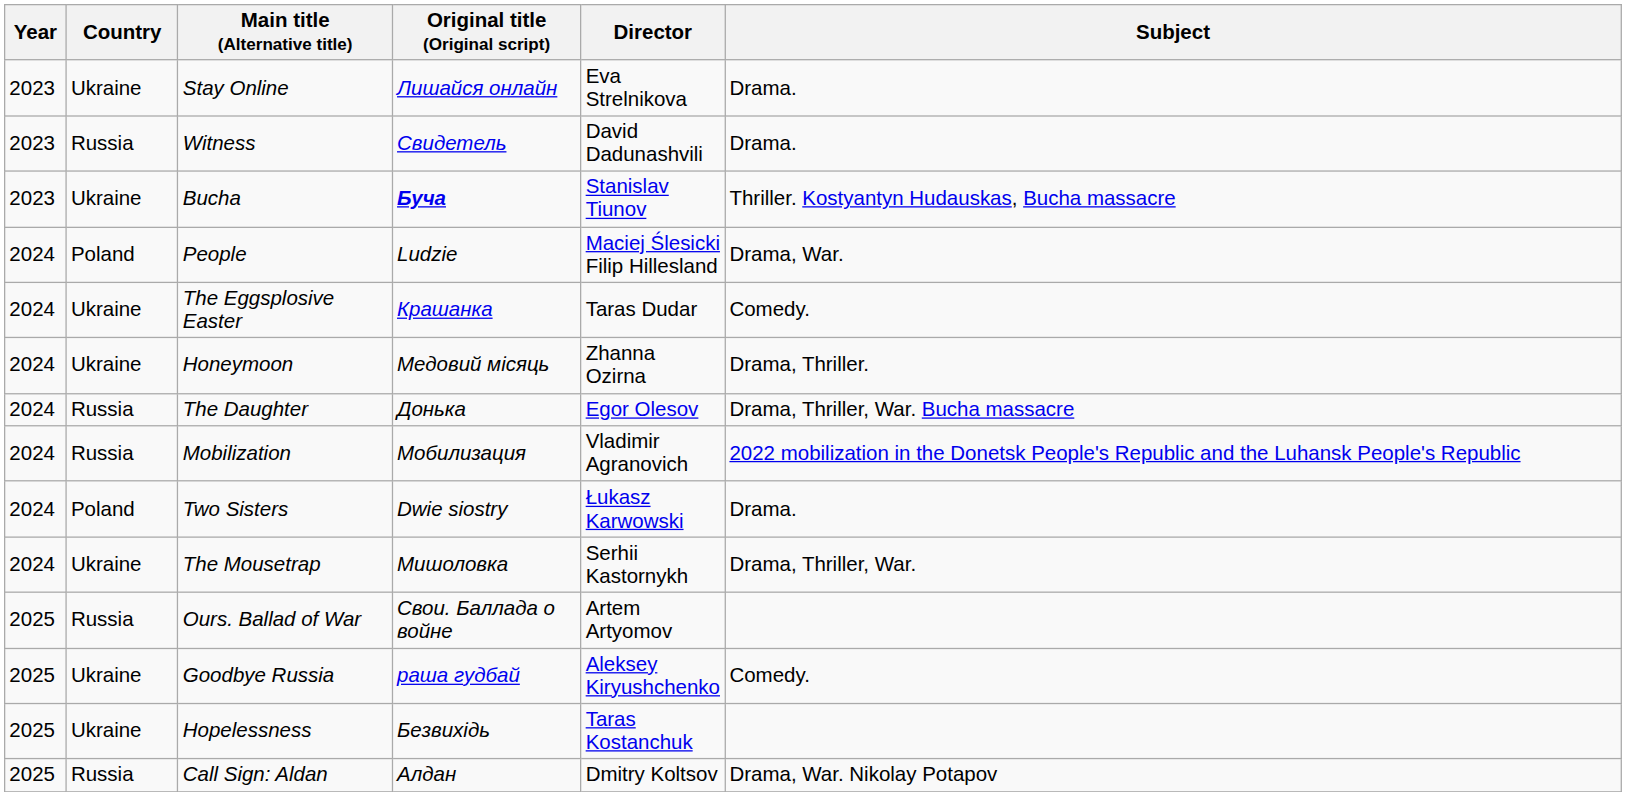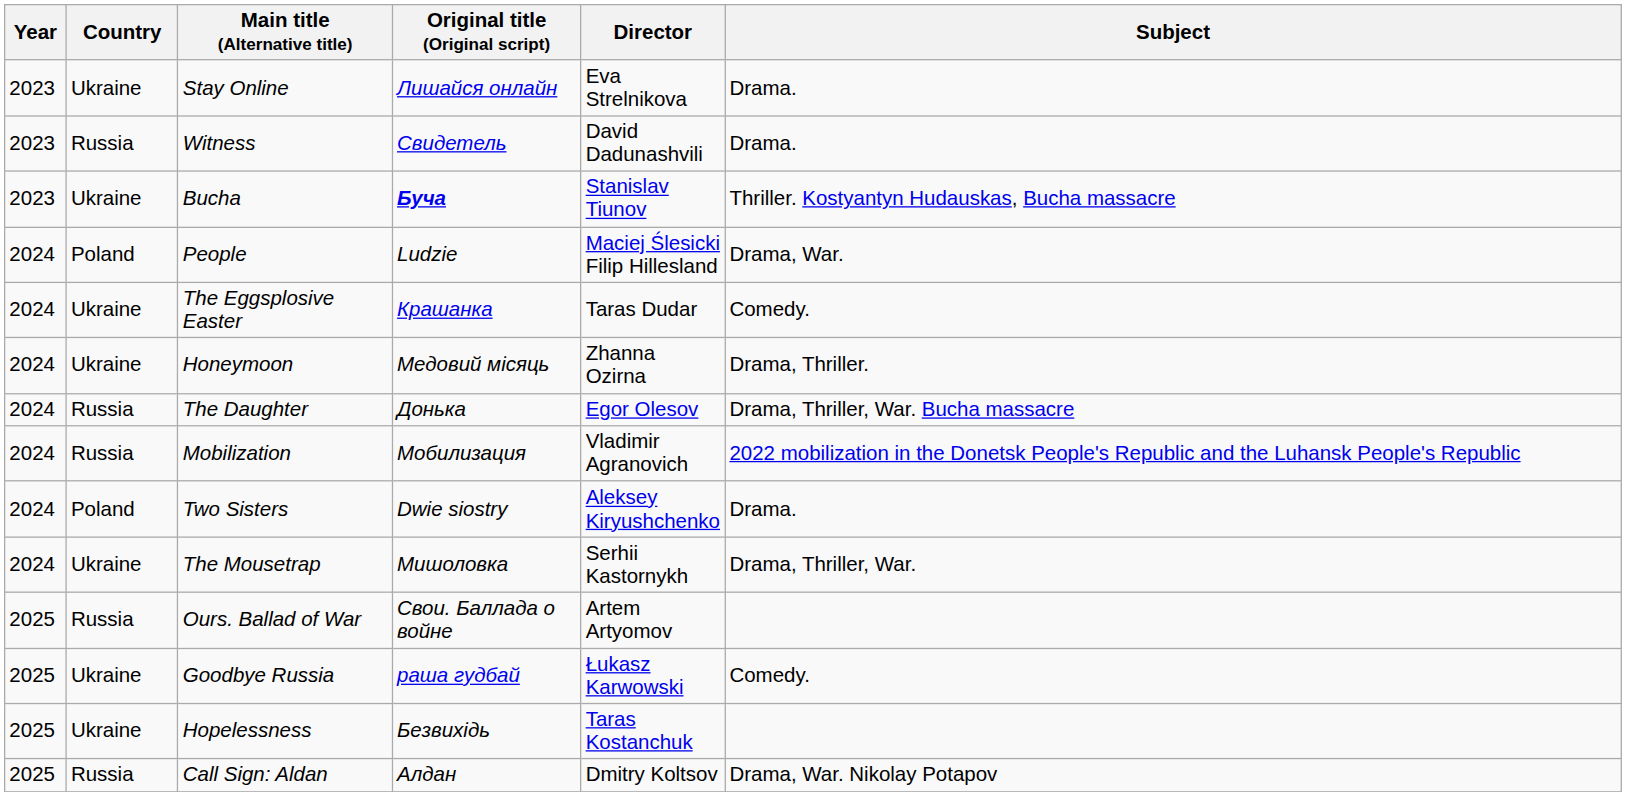(635, 508) Łukasz Karwowski -> (653, 508) Aleksey Kiryushchenko
(653, 675) Aleksey Kiryushchenko -> (635, 675) Łukasz Karwowski
